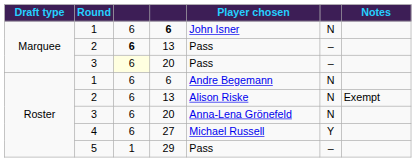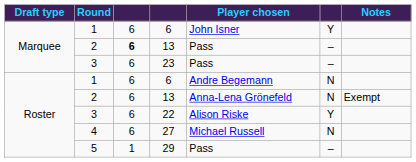(168, 30) bold -> (168, 30) normal
(331, 30) N -> (331, 30) Y
(132, 64) lightyellow background -> (132, 64) no background
(168, 64) 20 -> (168, 64) 23
(219, 98) Alison Riske -> (241, 98) Anna-Lena Grönefeld
(168, 115) 20 -> (168, 115) 22
(241, 115) Anna-Lena Grönefeld -> (219, 115) Alison Riske
(331, 115) N -> (331, 115) Y
(331, 132) Y -> (331, 132) N
